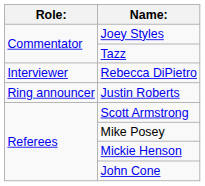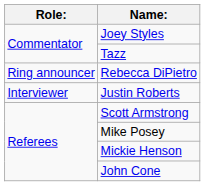(38, 73) Interviewer -> (51, 73) Ring announcer
(51, 93) Ring announcer -> (38, 93) Interviewer
